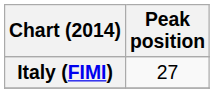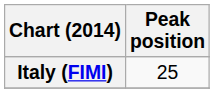(168, 72) 27 -> (168, 72) 25
